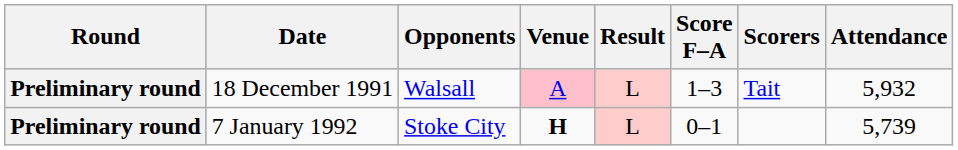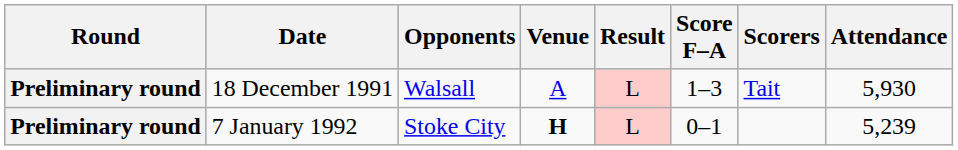(558, 88) pink background -> (558, 88) no background
(889, 88) 5,932 -> (889, 88) 5,930
(889, 125) 5,739 -> (889, 125) 5,239
